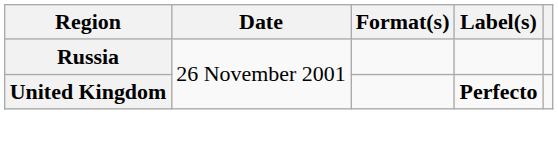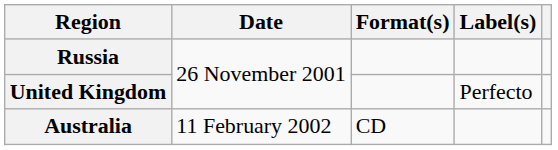(498, 91) bold -> (496, 91) normal
+ row: (88, 126)
